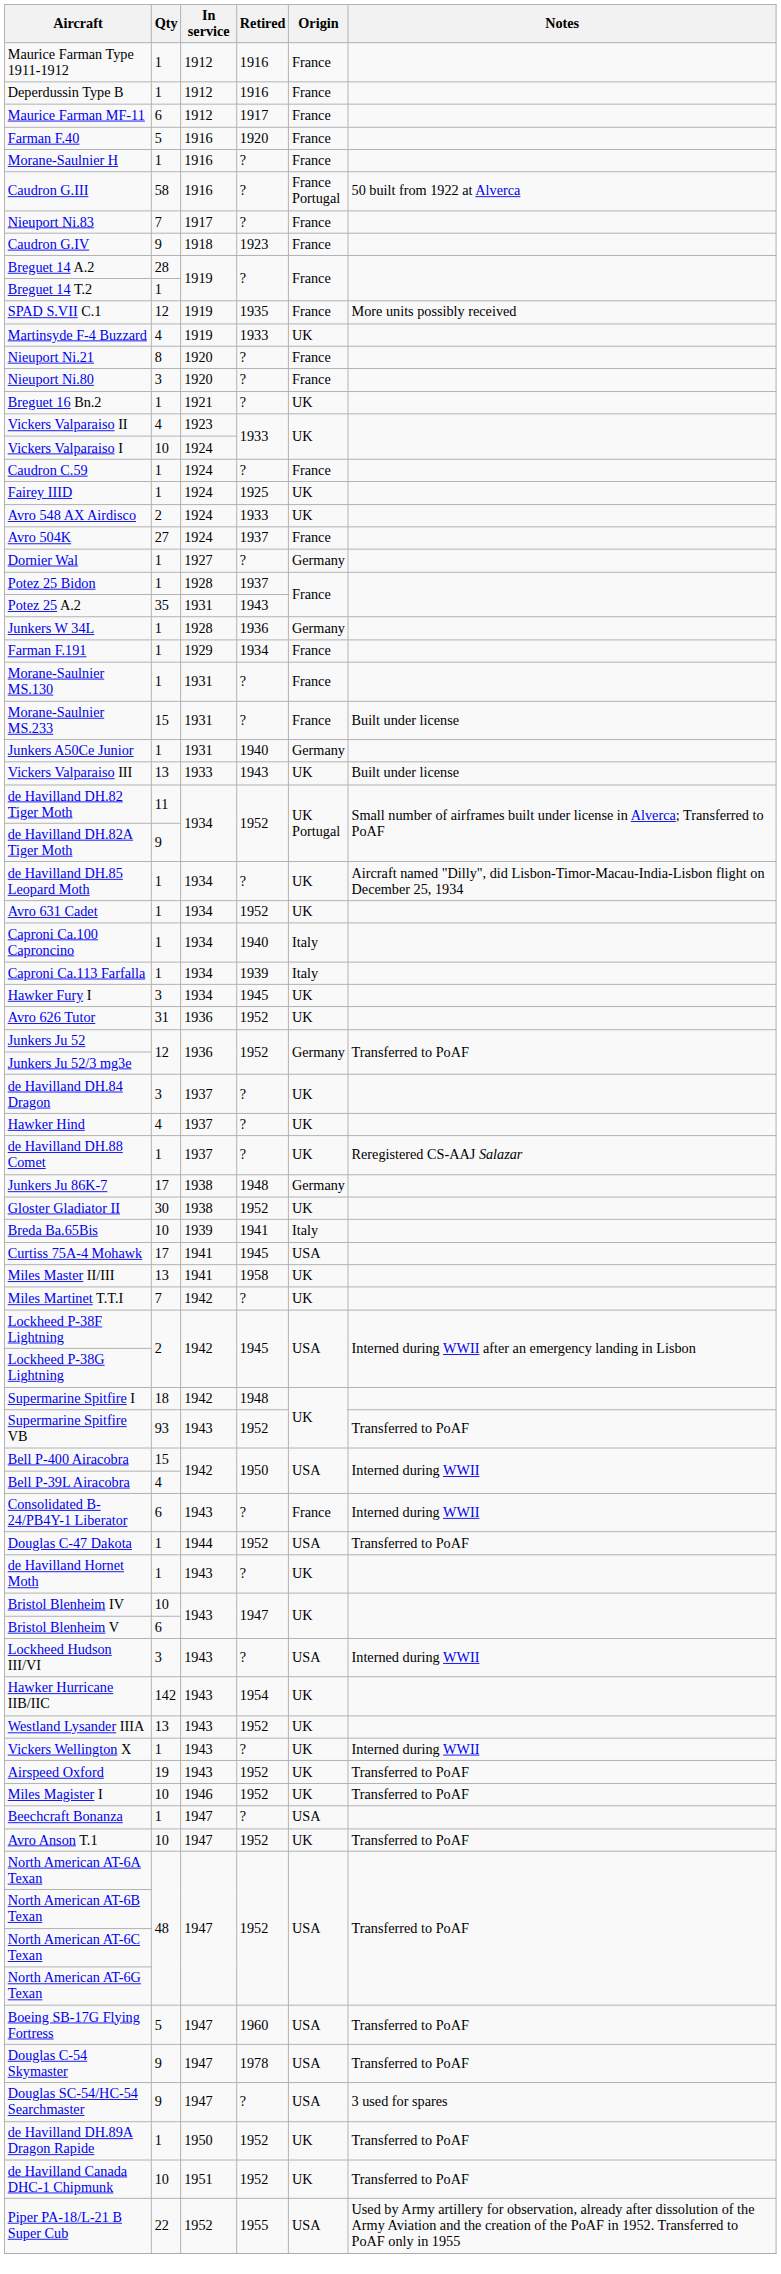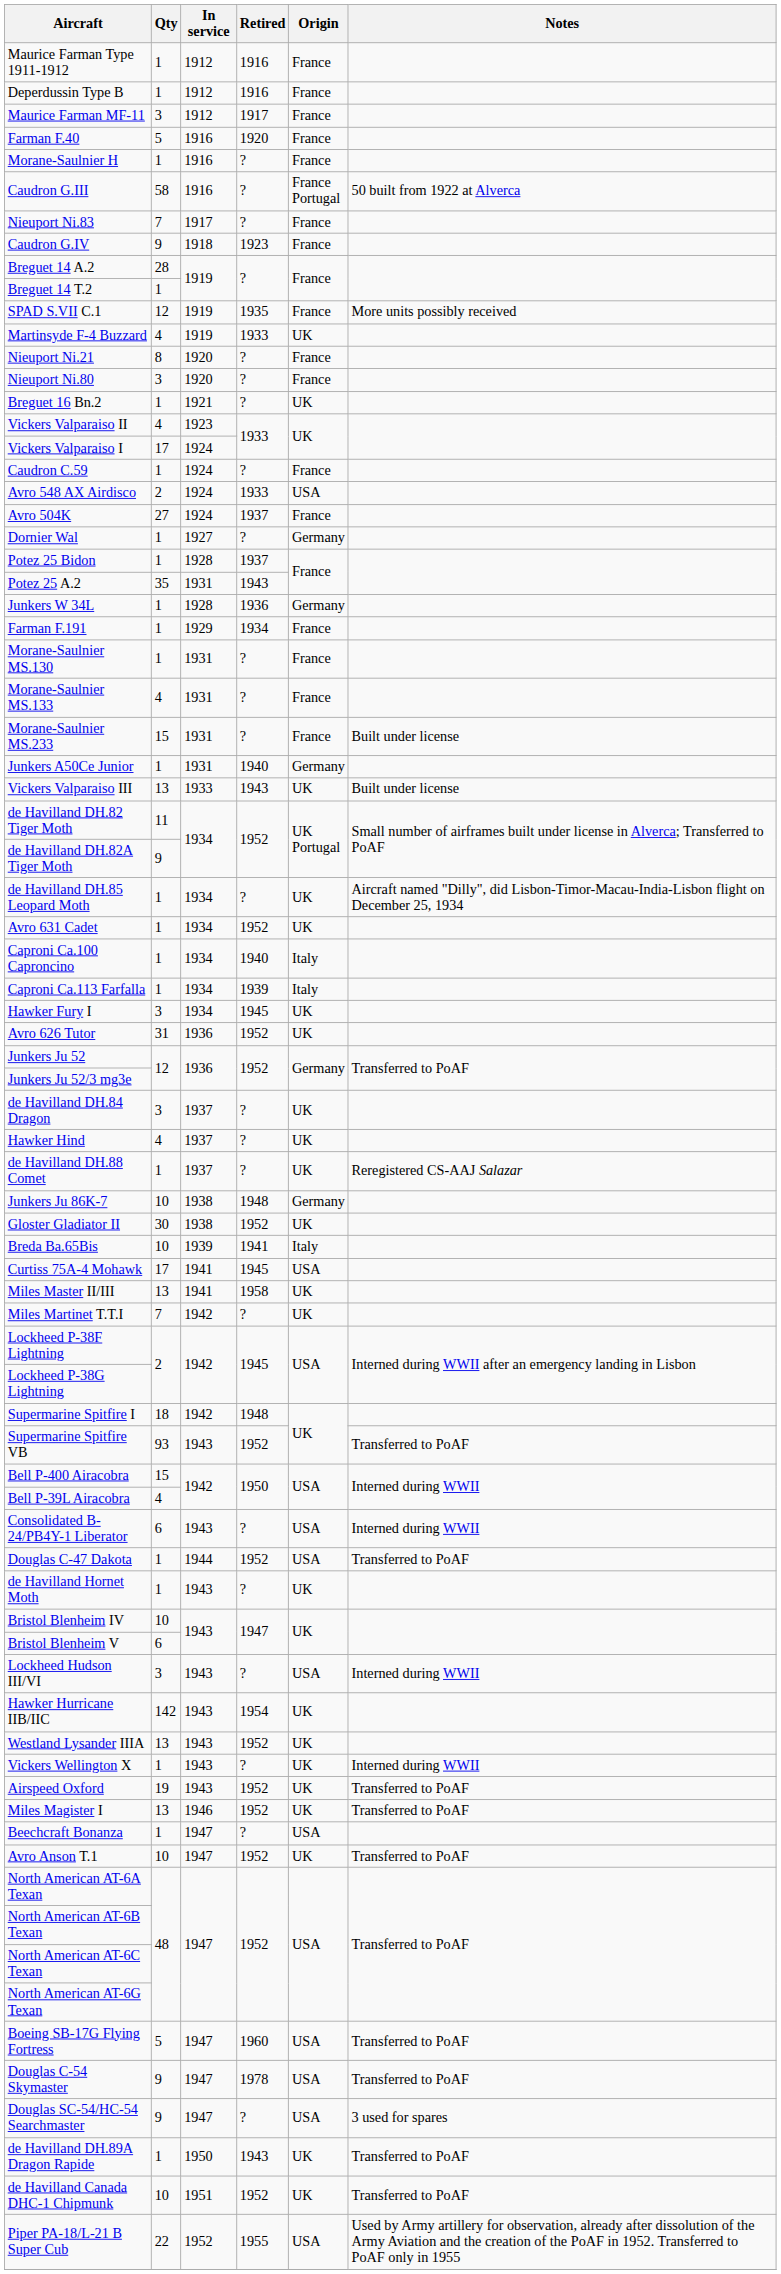(158, 115) 6 -> (158, 115) 3
(162, 447) 10 -> (162, 447) 17
- row: (40, 492)
(302, 515) UK -> (306, 492) USA
+ row: (56, 697)
(162, 1185) 17 -> (162, 1201) 10
(311, 1512) France -> (306, 1528) USA
(162, 1794) 10 -> (162, 1810) 13
(254, 2140) 1952 -> (254, 2156) 1943
